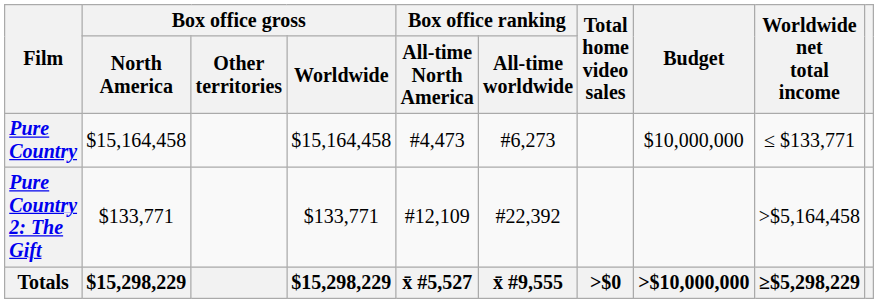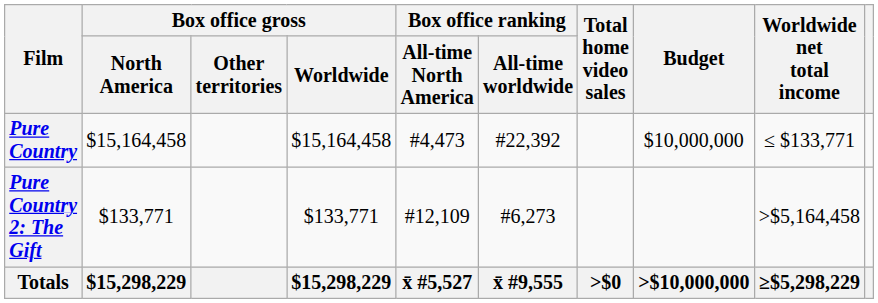(528, 140) #6,273 -> (528, 140) #22,392
(528, 216) #22,392 -> (528, 216) #6,273
